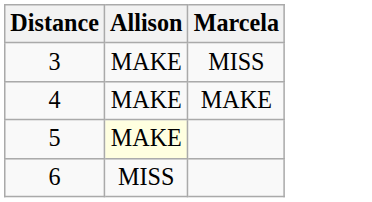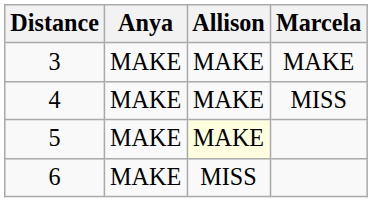+ column: (146, 23)
(236, 61) MISS -> (319, 61) MAKE
(236, 100) MAKE -> (319, 100) MISS
